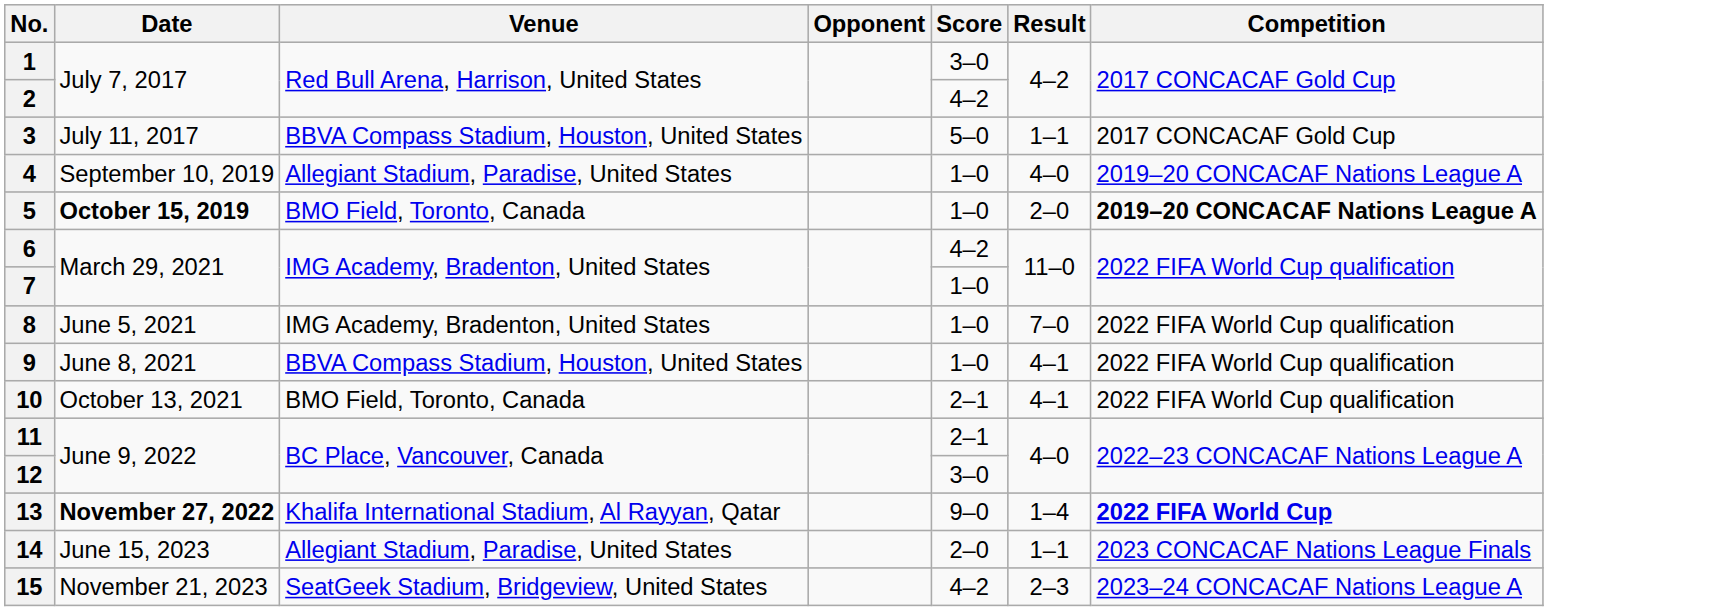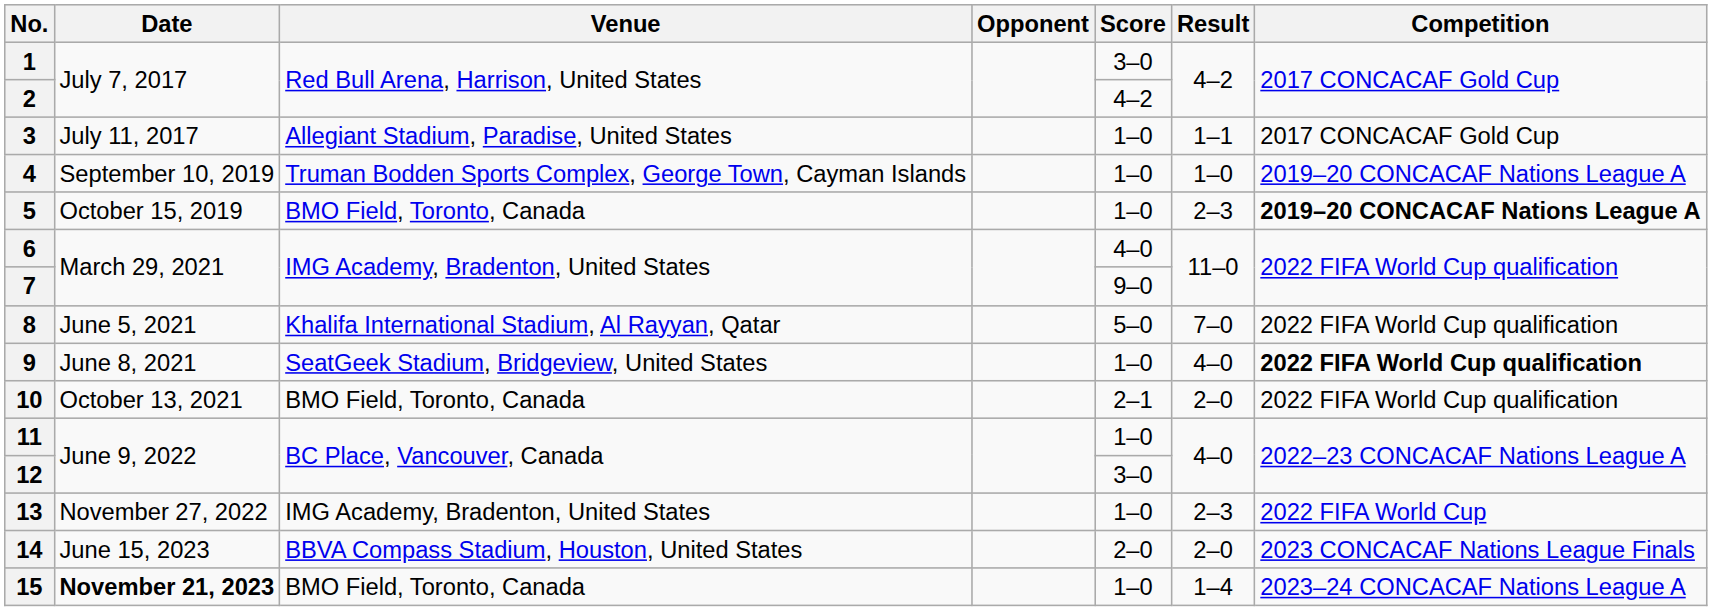(544, 136) BBVA Compass Stadium, Houston, United States -> (508, 136) Allegiant Stadium, Paradise, United States
(969, 136) 5–0 -> (1133, 136) 1–0
(508, 174) Allegiant Stadium, Paradise, United States -> (626, 174) Truman Bodden Sports Complex, George Town, Cayman Islands
(1049, 174) 4–0 -> (1213, 174) 1–0
(154, 211) bold -> (151, 211) normal
(1049, 211) 2–0 -> (1213, 211) 2–3
(969, 249) 4–2 -> (1133, 249) 4–0
(969, 286) 1–0 -> (1133, 286) 9–0
(498, 324) IMG Academy, Bradenton, United States -> (533, 324) Khalifa International Stadium, Al Rayyan, Qatar
(969, 324) 1–0 -> (1133, 324) 5–0
(544, 362) BBVA Compass Stadium, Houston, United States -> (526, 362) SeatGeek Stadium, Bridgeview, United States
(1049, 362) 4–1 -> (1213, 362) 4–0
(1275, 362) normal -> (1451, 362) bold
(1049, 399) 4–1 -> (1213, 399) 2–0
(969, 437) 2–1 -> (1133, 437) 1–0
(167, 512) bold -> (164, 512) normal
(533, 512) Khalifa International Stadium, Al Rayyan, Qatar -> (498, 512) IMG Academy, Bradenton, United States
(969, 512) 9–0 -> (1133, 512) 1–0
(1049, 512) 1–4 -> (1213, 512) 2–3
(1214, 512) bold -> (1373, 512) normal
(508, 549) Allegiant Stadium, Paradise, United States -> (544, 549) BBVA Compass Stadium, Houston, United States
(1049, 549) 1–1 -> (1213, 549) 2–0
(164, 587) normal -> (167, 587) bold
(526, 587) SeatGeek Stadium, Bridgeview, United States -> (435, 587) BMO Field, Toronto, Canada
(969, 587) 4–2 -> (1133, 587) 1–0
(1049, 587) 2–3 -> (1213, 587) 1–4
